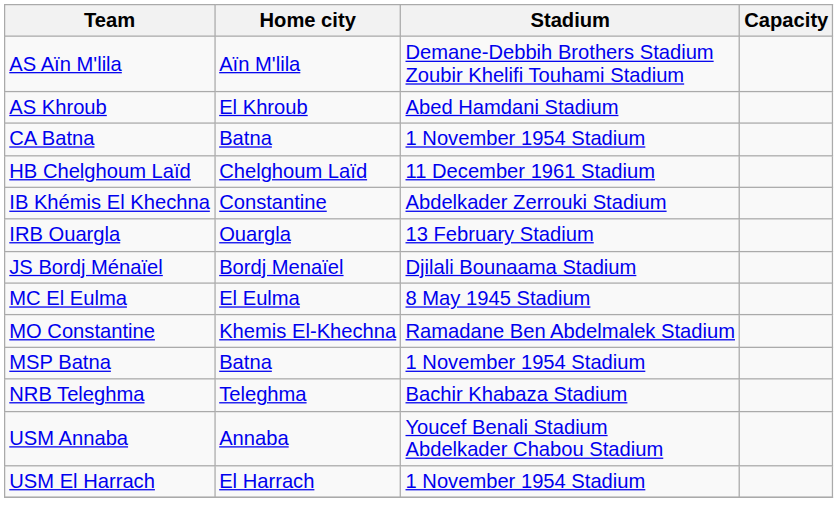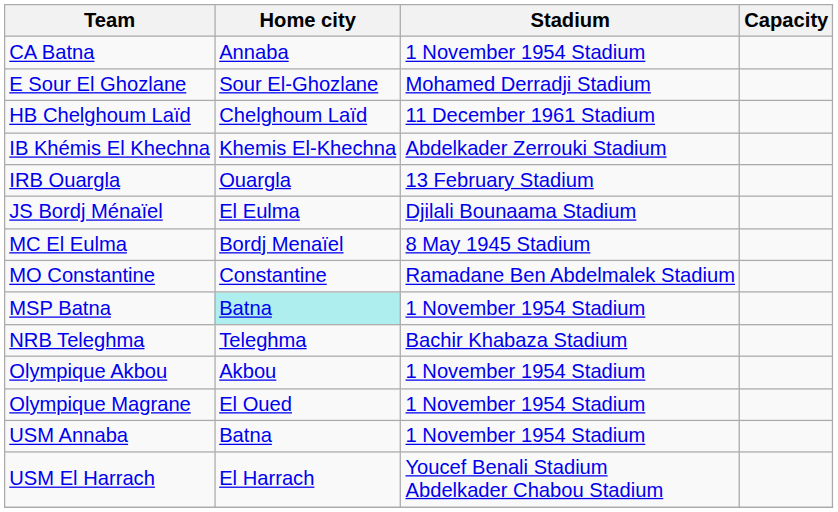- row: (66, 63)
- row: (58, 107)
(246, 139) Batna -> (254, 52) Annaba
+ row: (98, 84)
(273, 203) Constantine -> (308, 148) Khemis El-Khechna
(281, 266) Bordj Menaïel -> (260, 212) El Eulma
(260, 298) El Eulma -> (281, 244) Bordj Menaïel
(308, 330) Khemis El-Khechna -> (273, 276) Constantine
(246, 362) no background -> (246, 308) paleturquoise background
+ row: (88, 372)
+ row: (100, 404)
(254, 438) Annaba -> (246, 436) Batna
(534, 438) Youcef Benali Stadium Abdelkader Chabou Stadium -> (525, 436) 1 November 1954 Stadium
(525, 481) 1 November 1954 Stadium -> (534, 479) Youcef Benali Stadium Abdelkader Chabou Stadium
